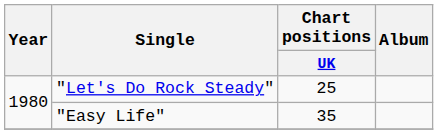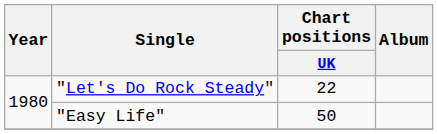(327, 89) 25 -> (327, 89) 22
(327, 116) 35 -> (327, 116) 50
